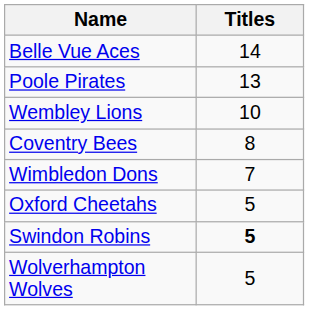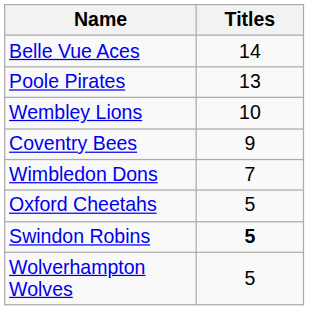(250, 143) 8 -> (250, 143) 9
